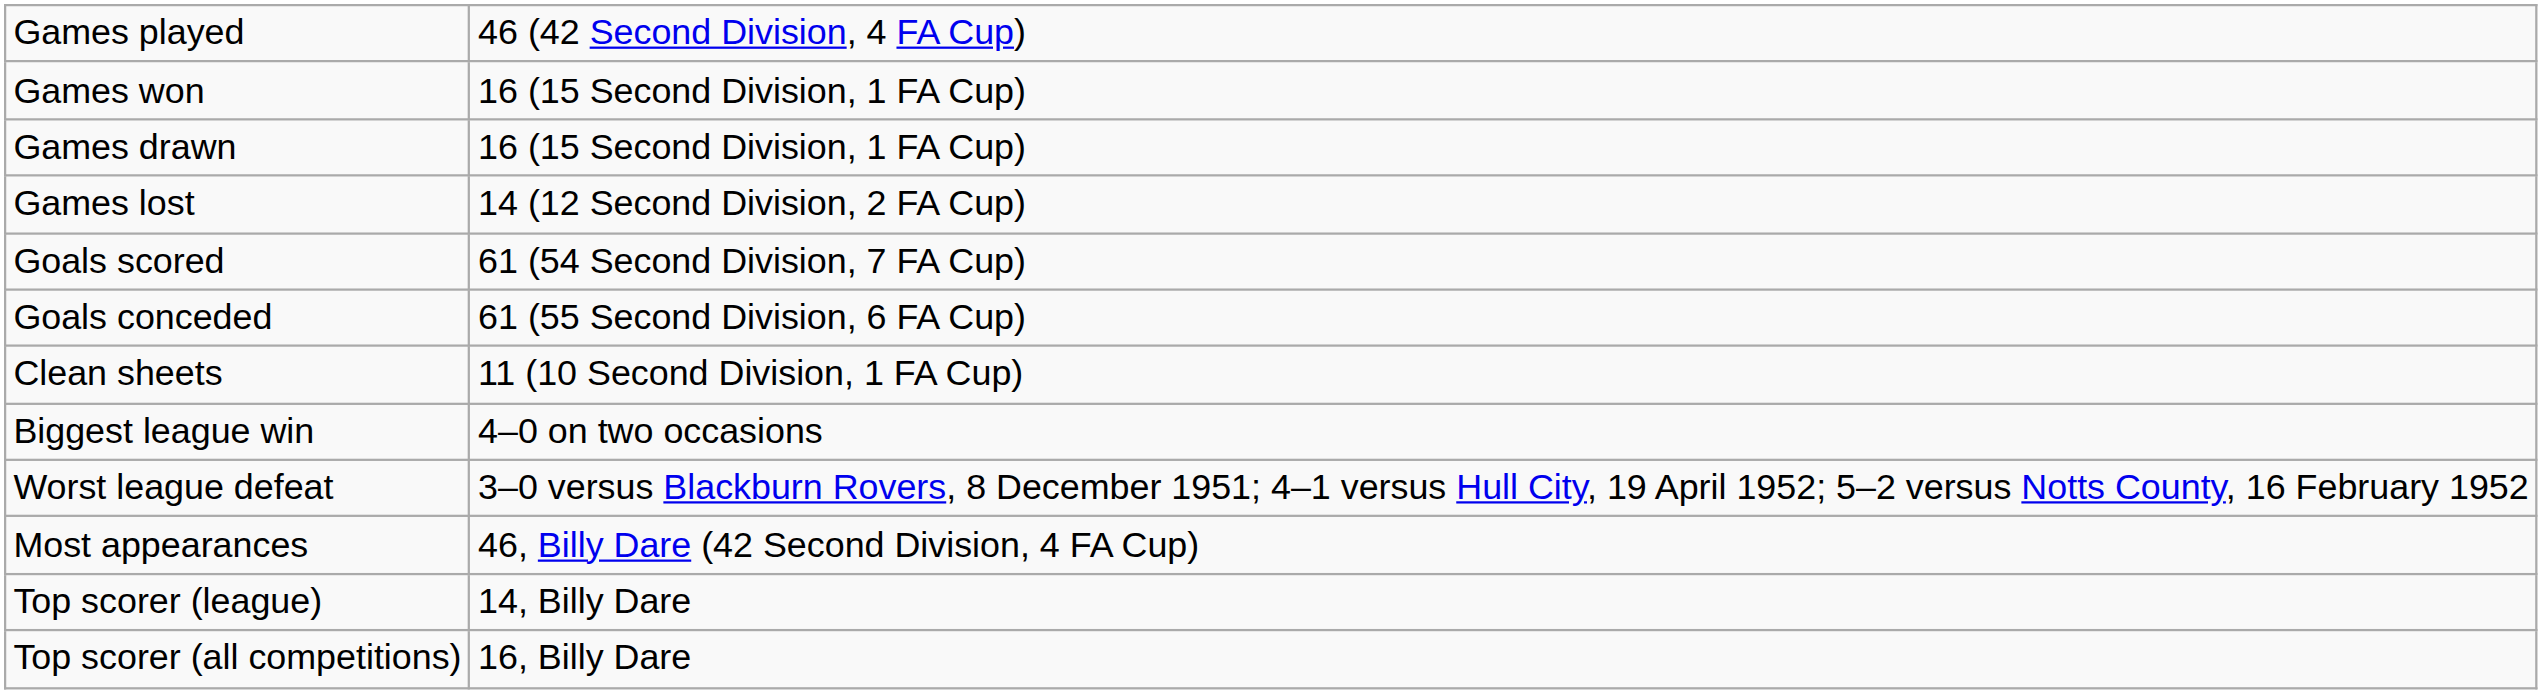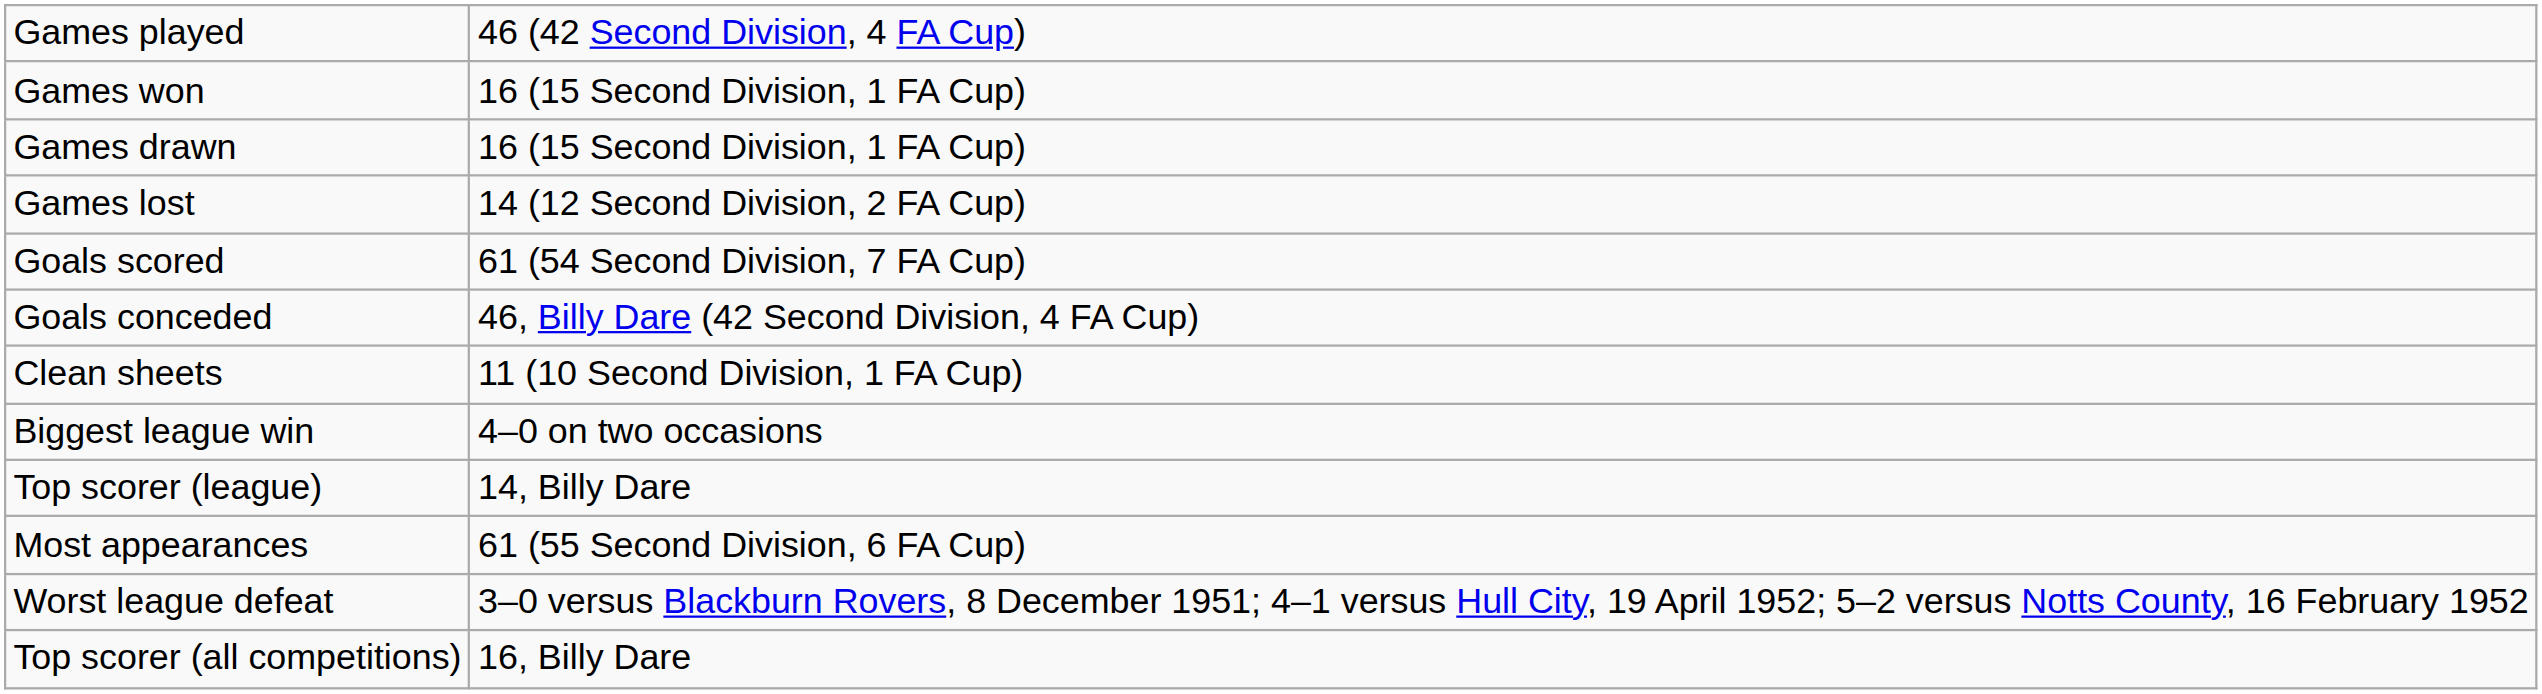(752, 317) 61 (55 Second Division, 6 FA Cup) -> (839, 317) 46, Billy Dare (42 Second Division, 4 FA Cup)
rows swapped: (173, 487) <-> (168, 601)
(839, 544) 46, Billy Dare (42 Second Division, 4 FA Cup) -> (752, 544) 61 (55 Second Division, 6 FA Cup)
